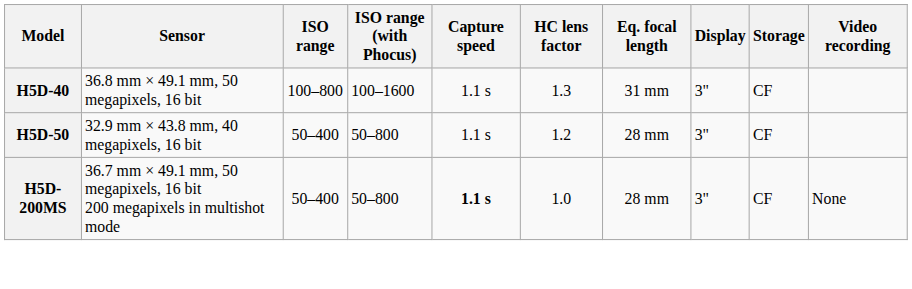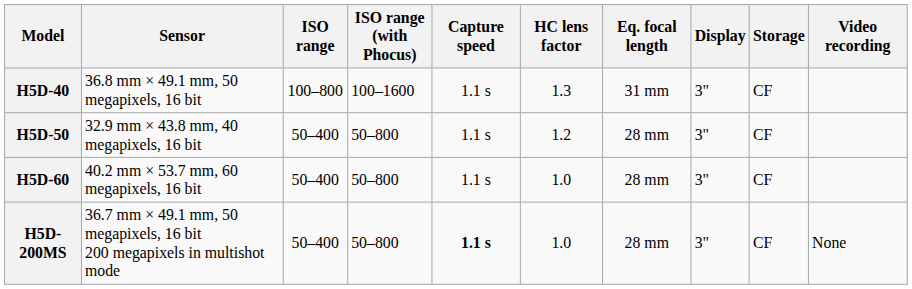+ row: (43, 180)
